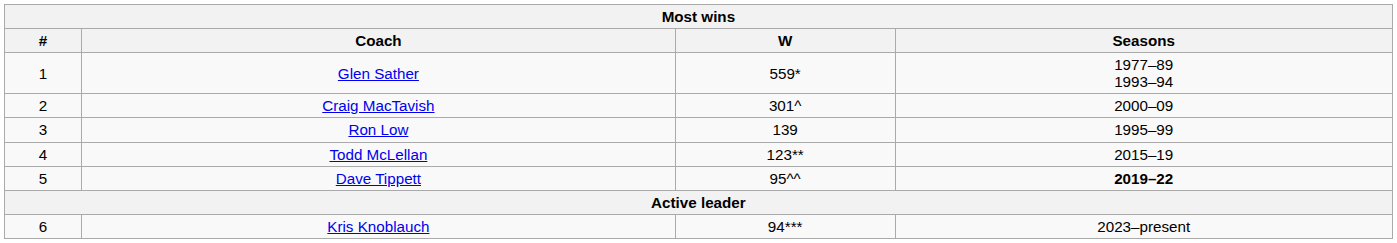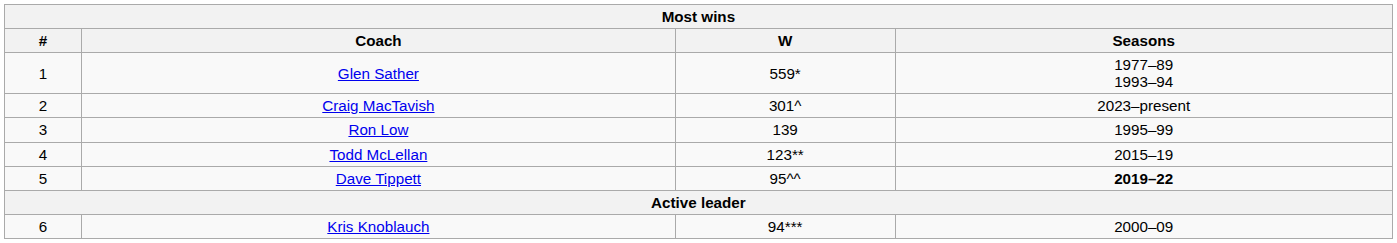(1144, 106) 2000–09 -> (1144, 106) 2023–present
(1144, 226) 2023–present -> (1144, 226) 2000–09
